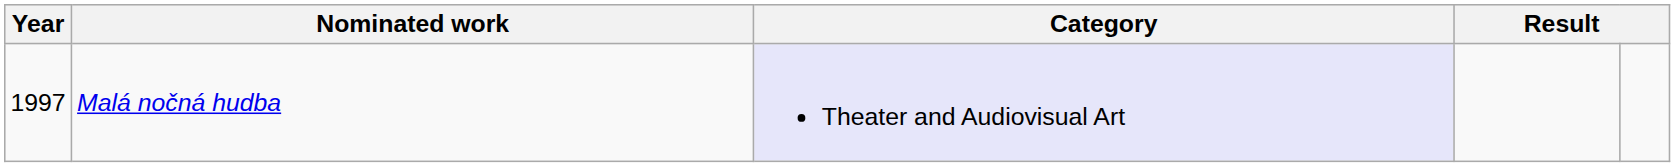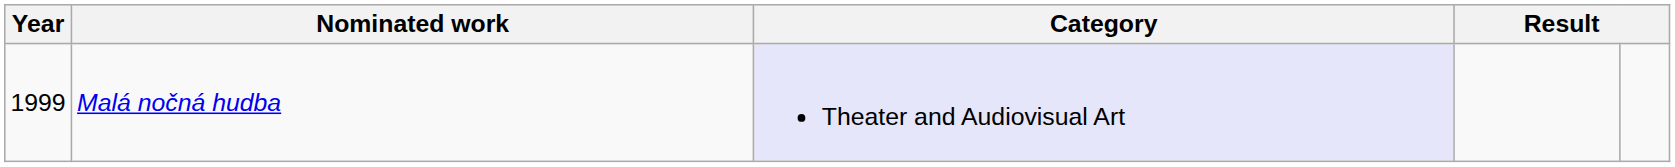(38, 102) 1997 -> (38, 102) 1999
